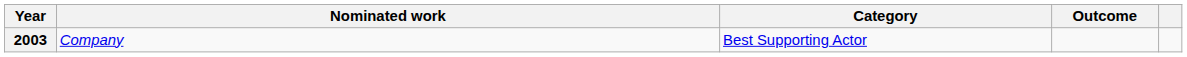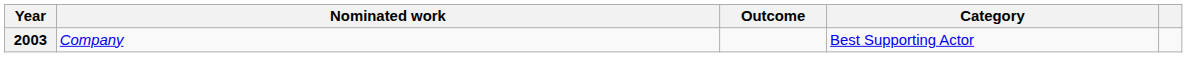columns swapped: (885, 16) <-> (1105, 16)
